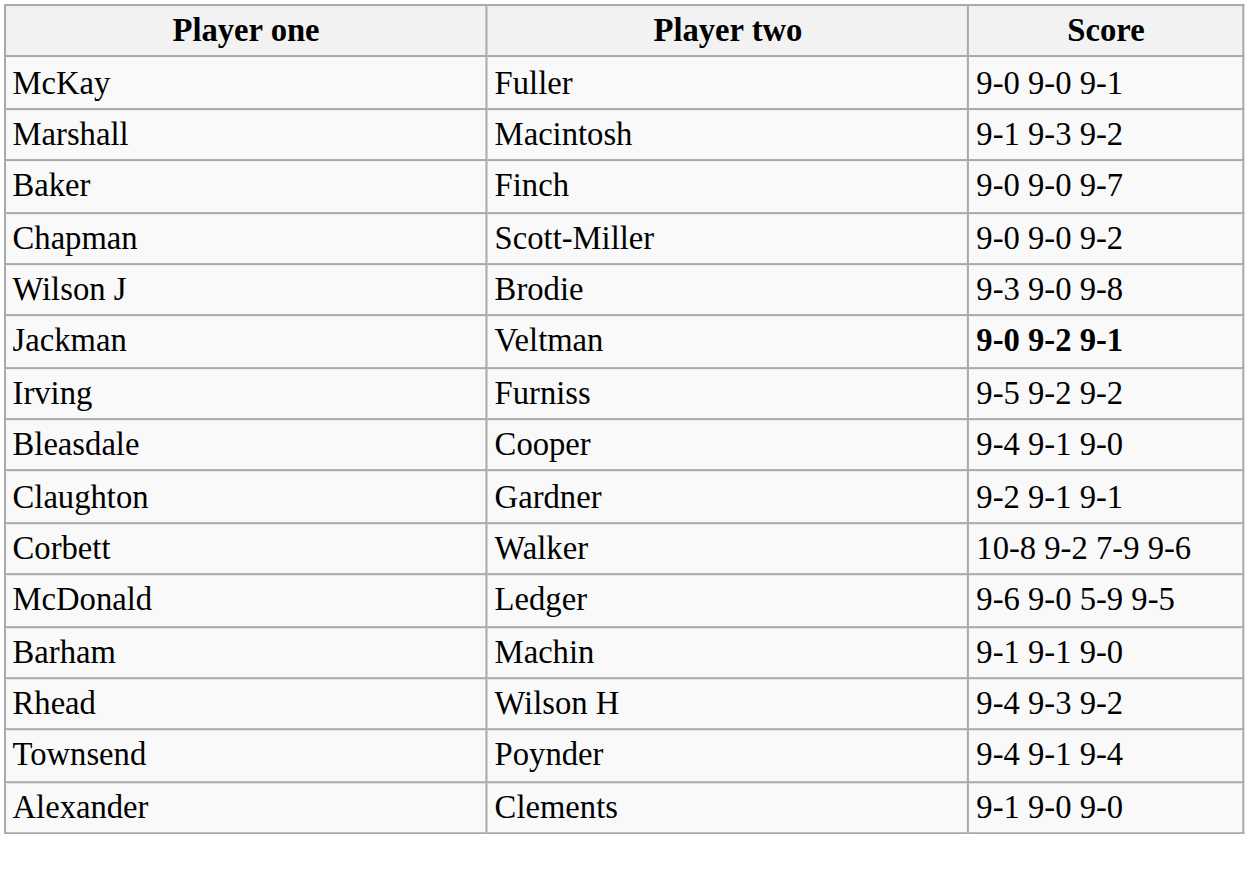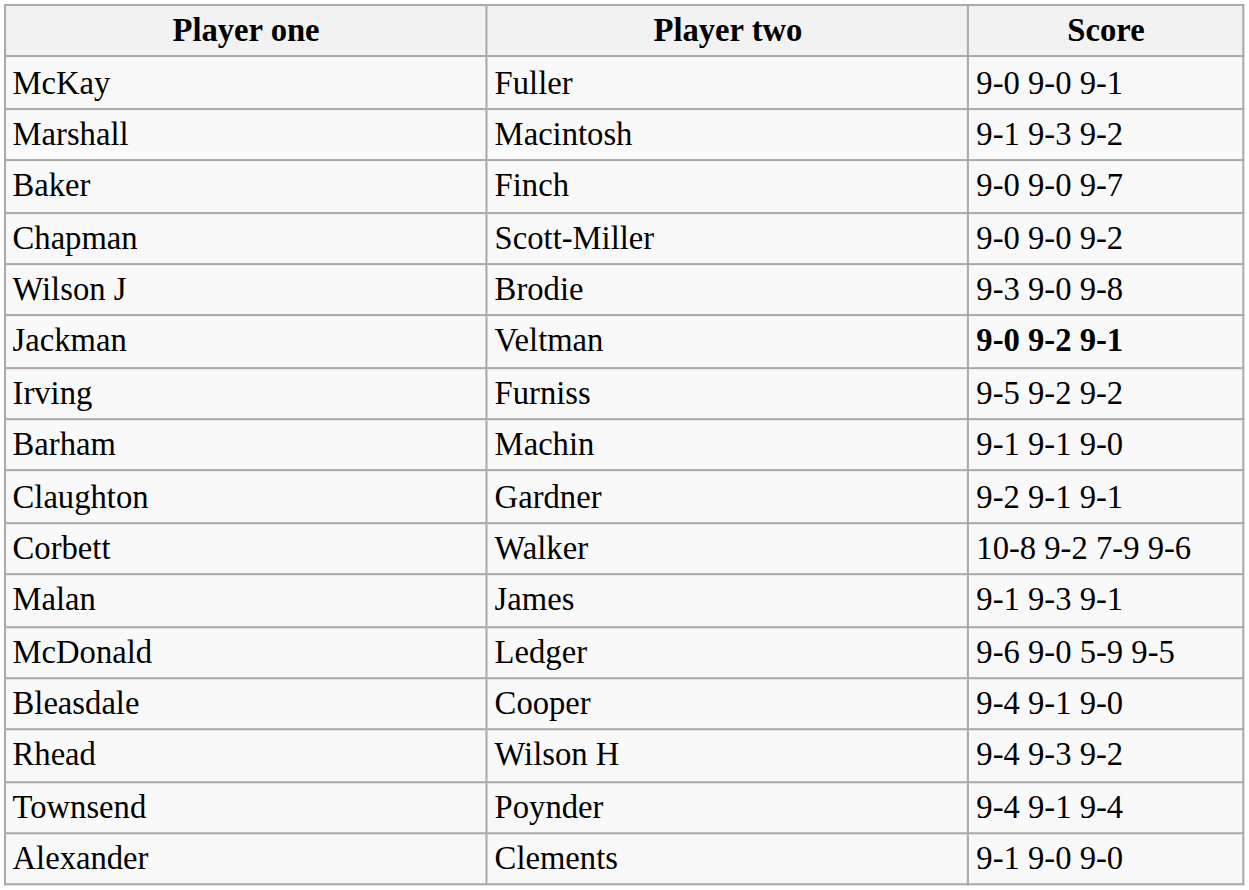rows swapped: (76, 444) <-> (64, 651)
+ row: (54, 599)
